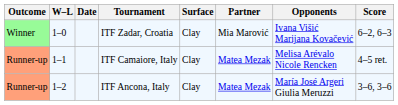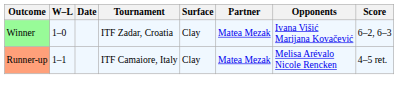(243, 33) Mia Marović -> (244, 33) Matea Mezak
- row: (135, 86)
